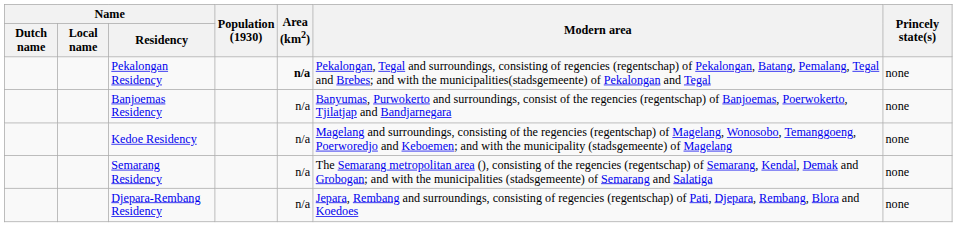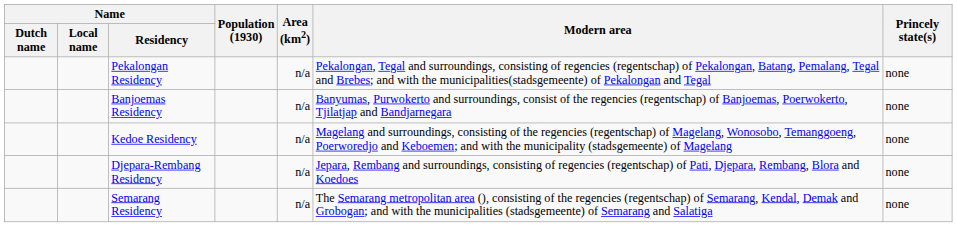(302, 73) bold -> (303, 73) normal
rows swapped: (137, 172) <-> (156, 205)
